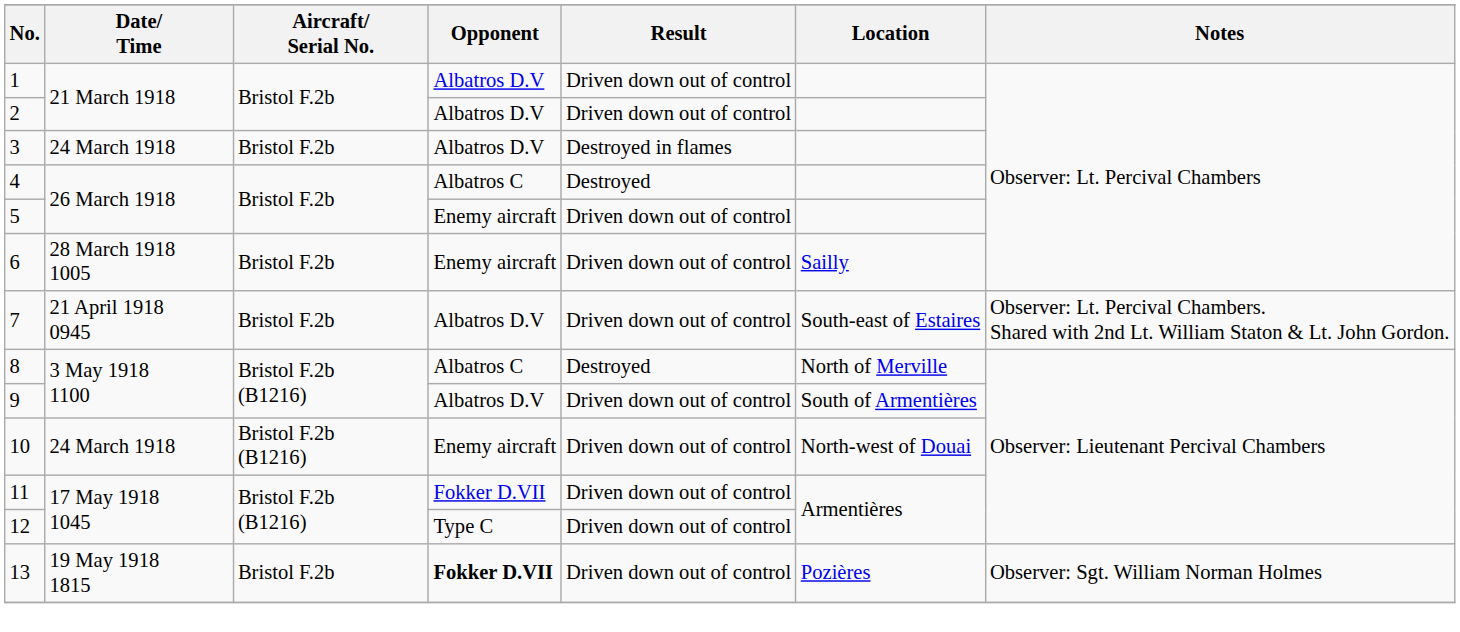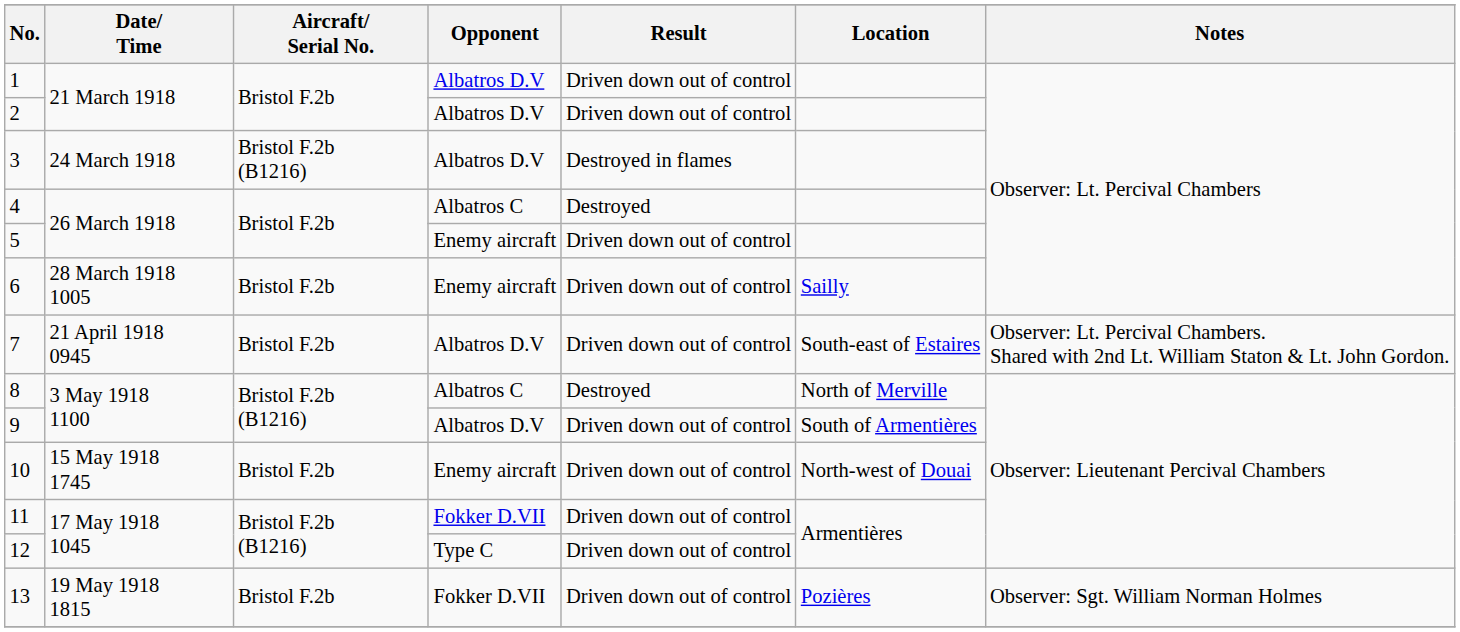(286, 148) Bristol F.2b -> (286, 160) Bristol F.2b (B1216)
(112, 446) 24 March 1918 -> (104, 470) 15 May 1918 1745
(286, 446) Bristol F.2b (B1216) -> (286, 470) Bristol F.2b
(493, 572) bold -> (489, 597) normal
